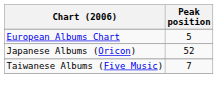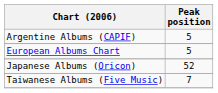+ row: (71, 37)
